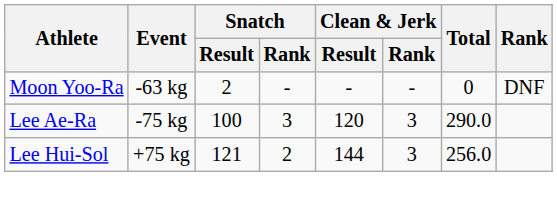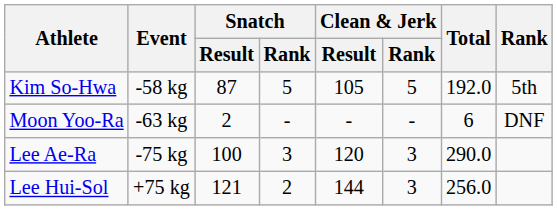+ row: (63, 88)
(469, 88) 0 -> (469, 121) 6
